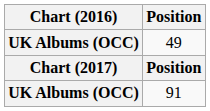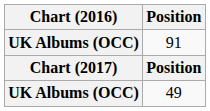rows swapped: (174, 93) <-> (174, 42)
